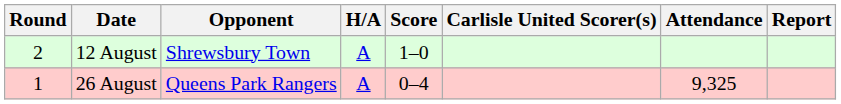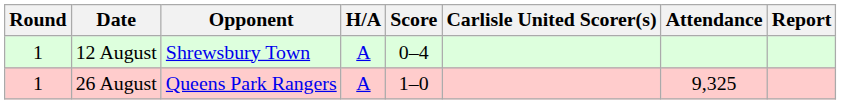(38, 51) 2 -> (38, 51) 1
(414, 51) 1–0 -> (414, 51) 0–4
(414, 83) 0–4 -> (414, 83) 1–0
